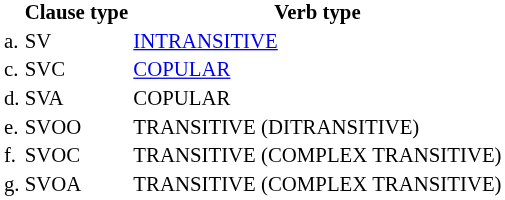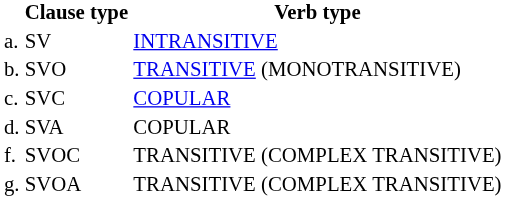+ row: (46, 69)
- row: (53, 126)
